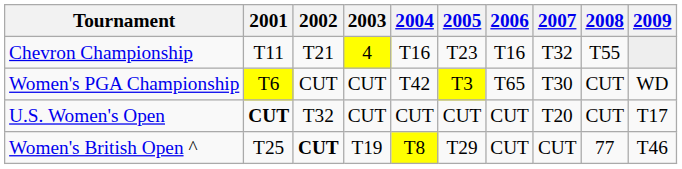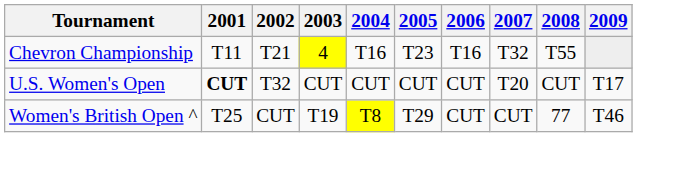- row: (124, 84)
(318, 147) bold -> (275, 116) normal
